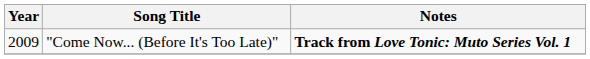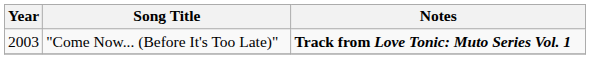(24, 41) 2009 -> (24, 41) 2003
